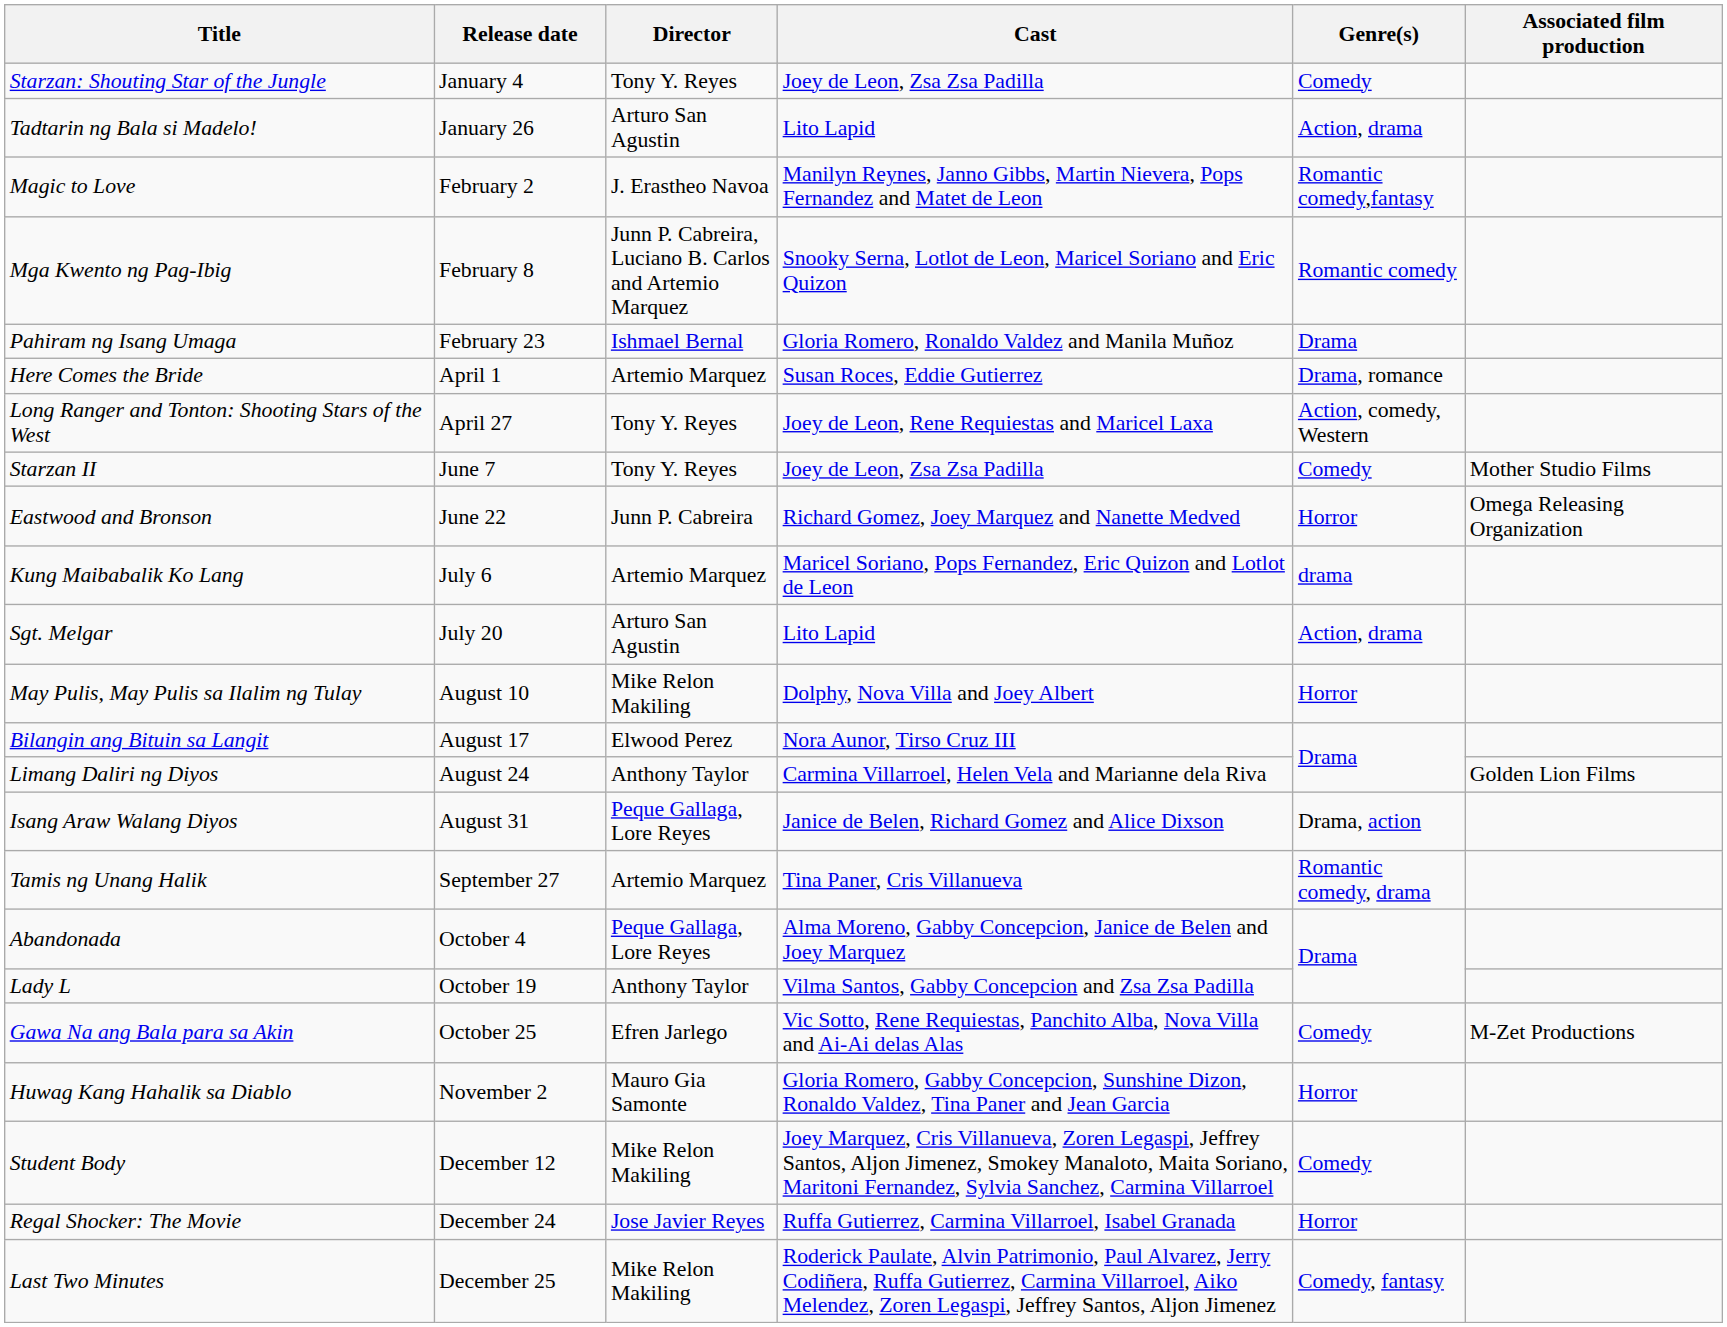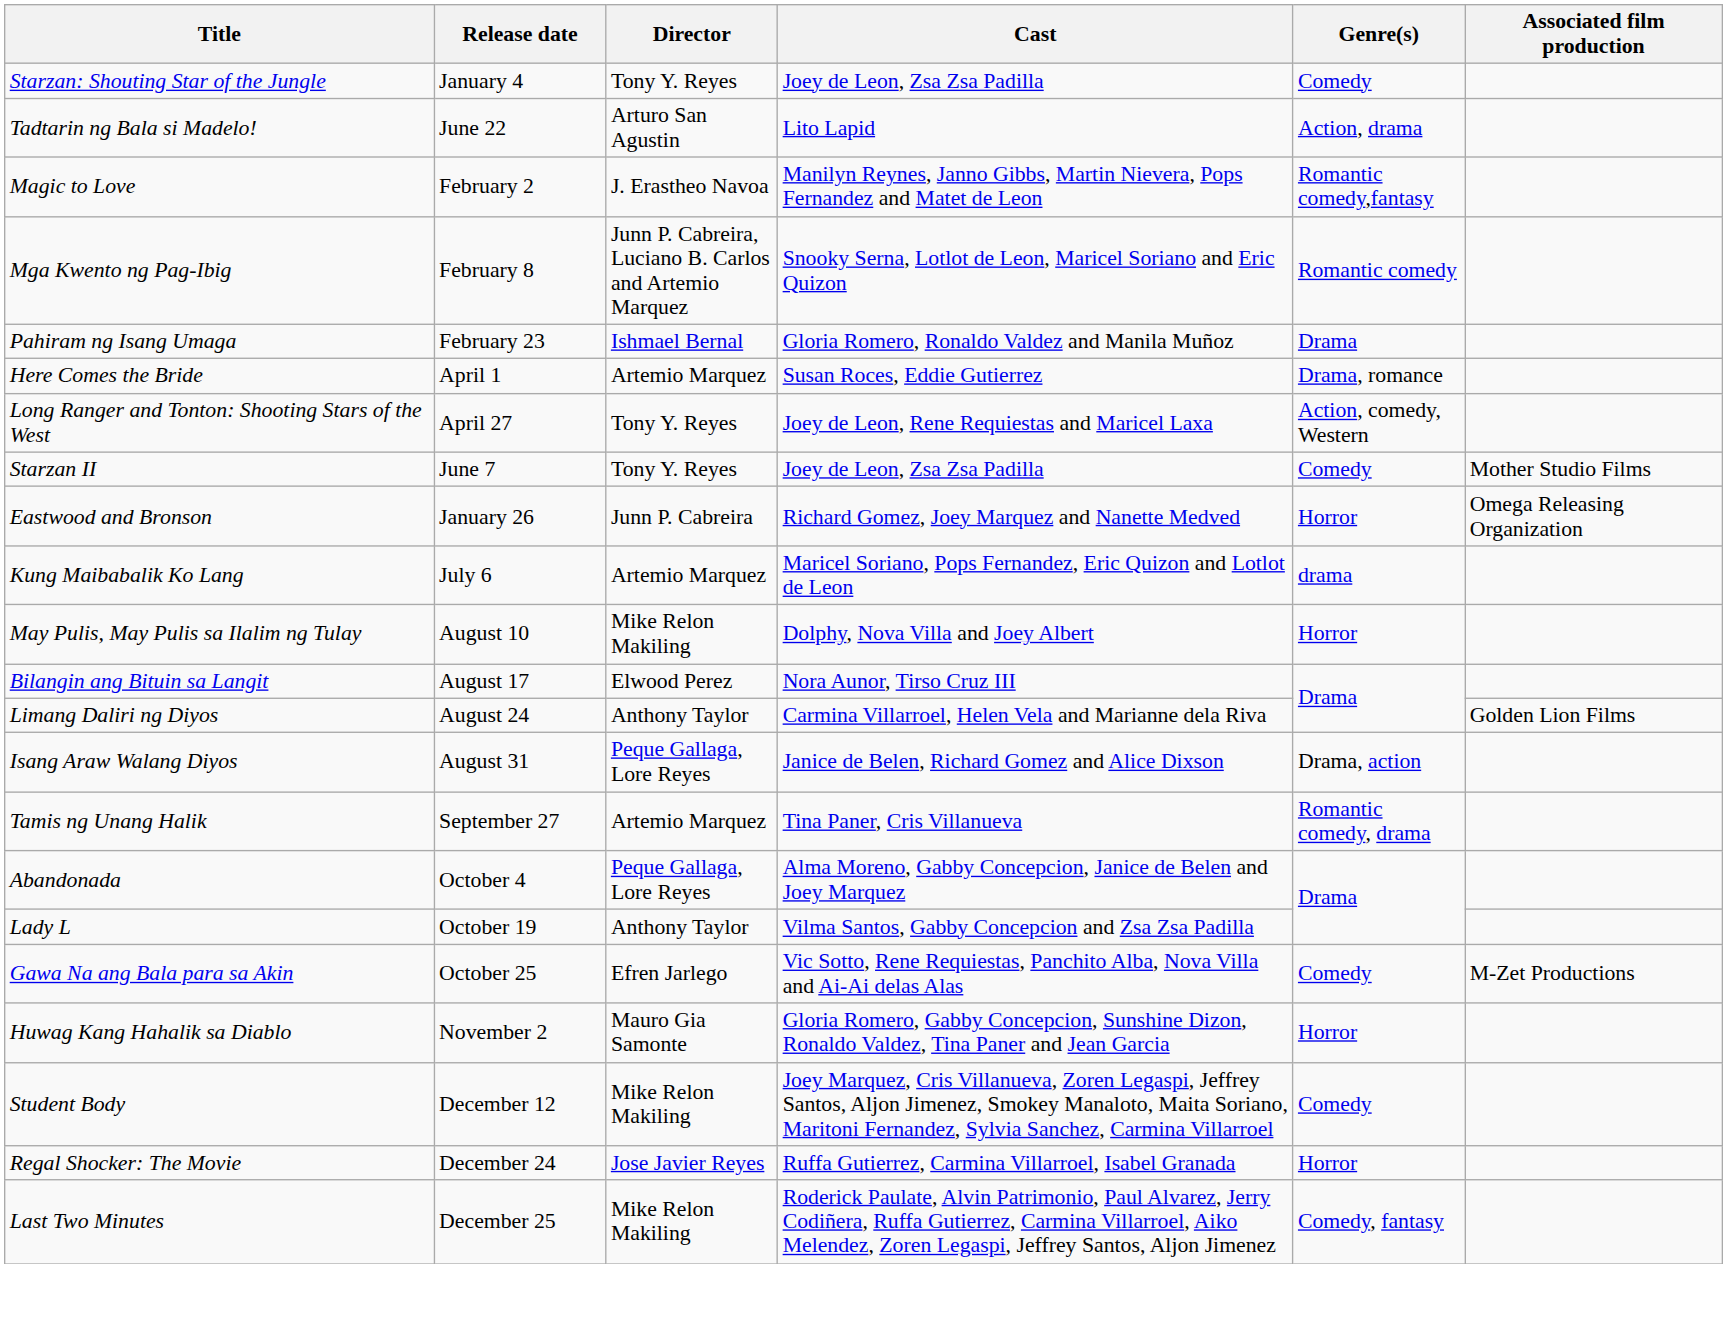(487, 127) January 26 -> (473, 127) June 22
(473, 515) June 22 -> (487, 515) January 26
- row: (61, 633)
